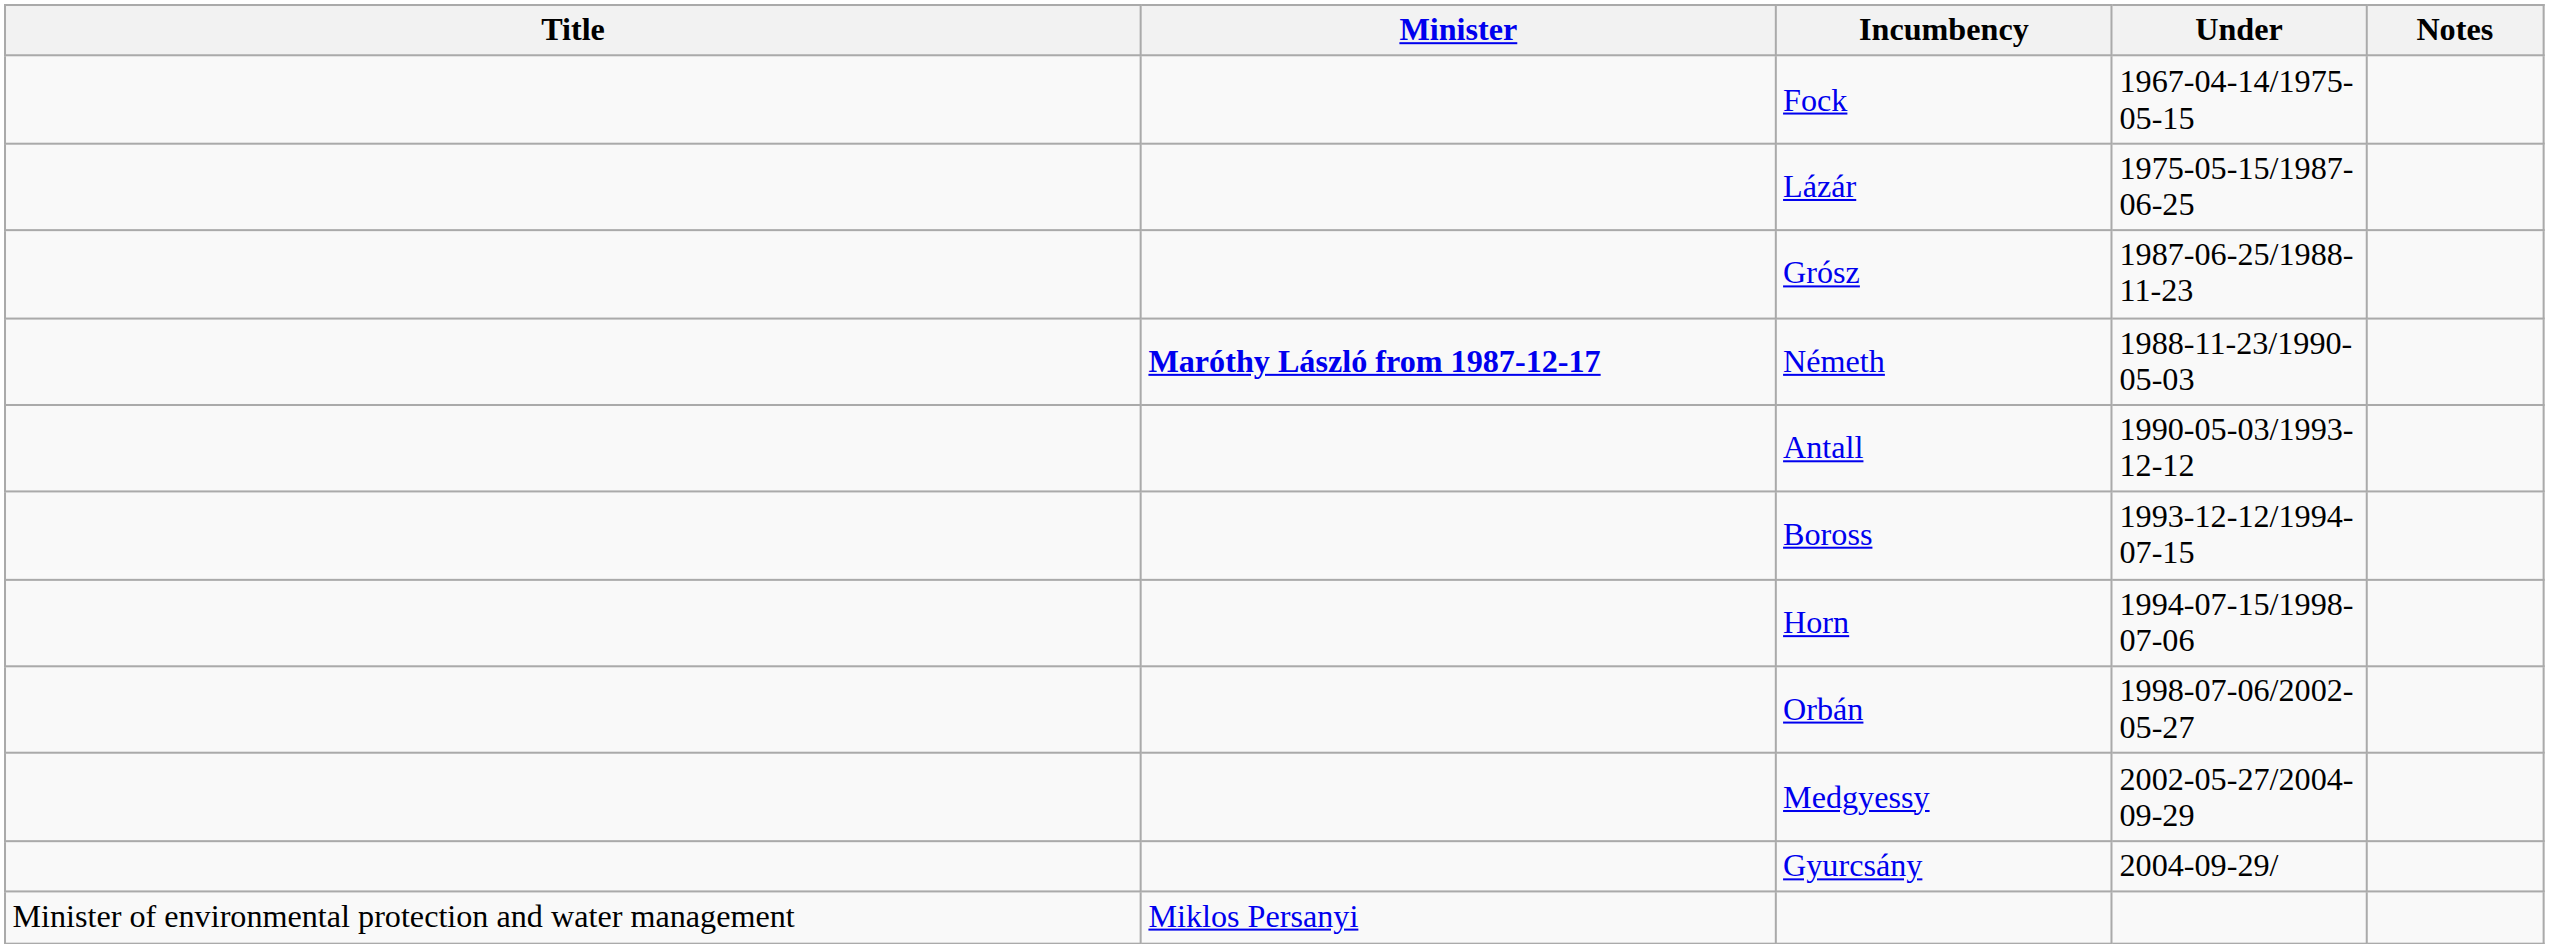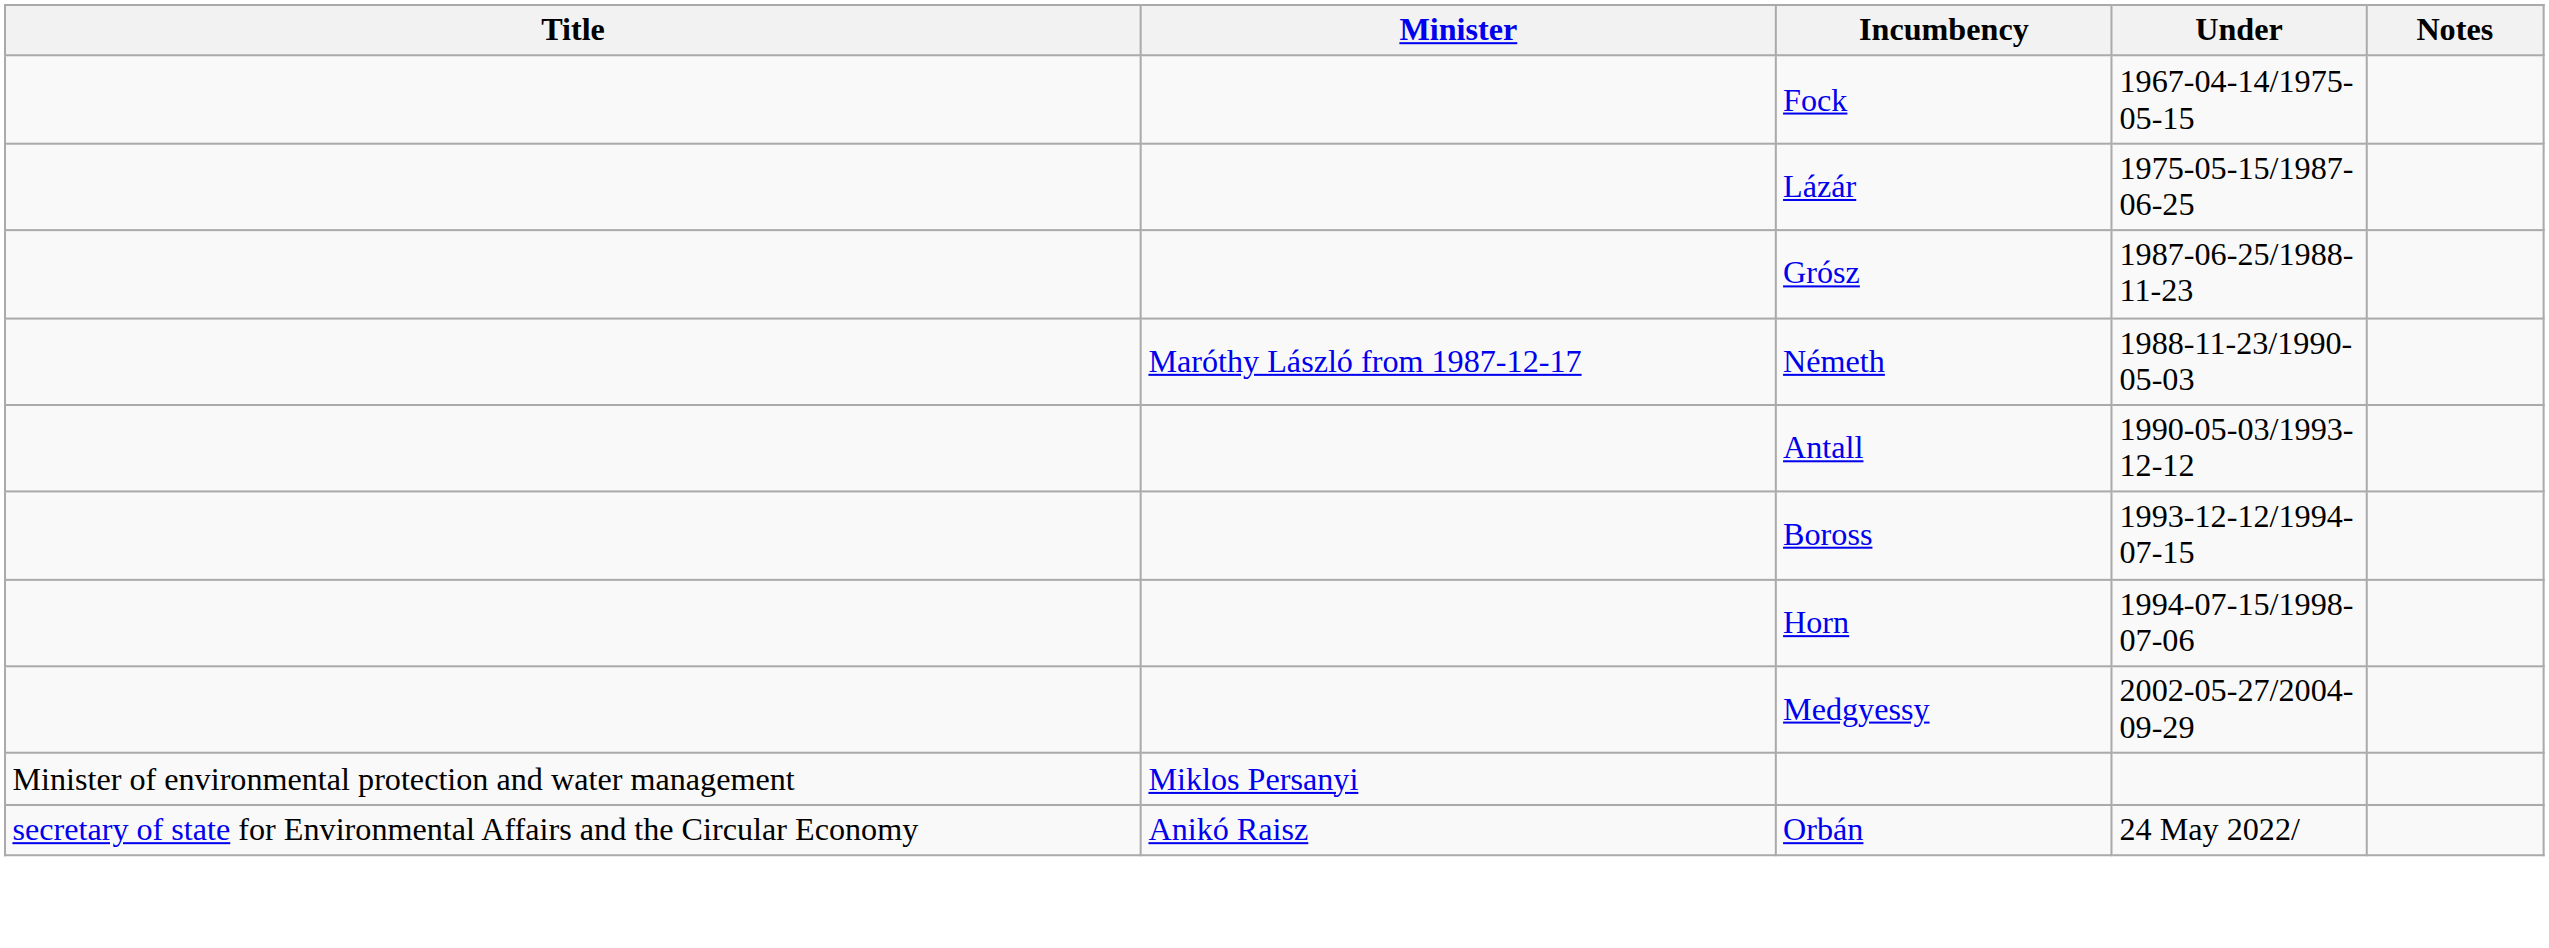(1375, 360) bold -> (1365, 360) normal
- row: (1823, 709)
- row: (1853, 865)
+ row: (1823, 829)
